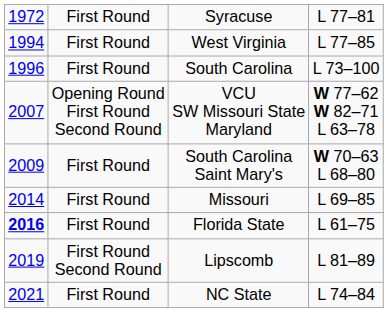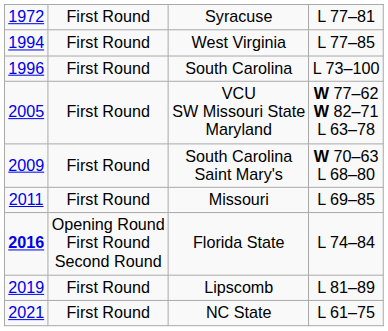(26, 112) 2007 -> (26, 112) 2005
(108, 112) Opening Round First Round Second Round -> (108, 112) First Round
(26, 199) 2014 -> (26, 199) 2011
(108, 225) First Round -> (108, 243) Opening Round First Round Second Round
(346, 225) L 61–75 -> (346, 243) L 74–84
(108, 260) First Round Second Round -> (108, 287) First Round
(346, 295) L 74–84 -> (346, 313) L 61–75
